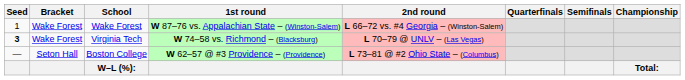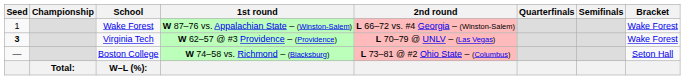columns swapped: (57, 12) <-> (647, 12)
(246, 40) W 74–58 vs. Richmond – (Blacksburg) -> (257, 40) W 62–57 @ #3 Providence – (Providence)
(246, 54) W 62–57 @ #3 Providence – (Providence) -> (257, 54) W 74–58 vs. Richmond – (Blacksburg)
